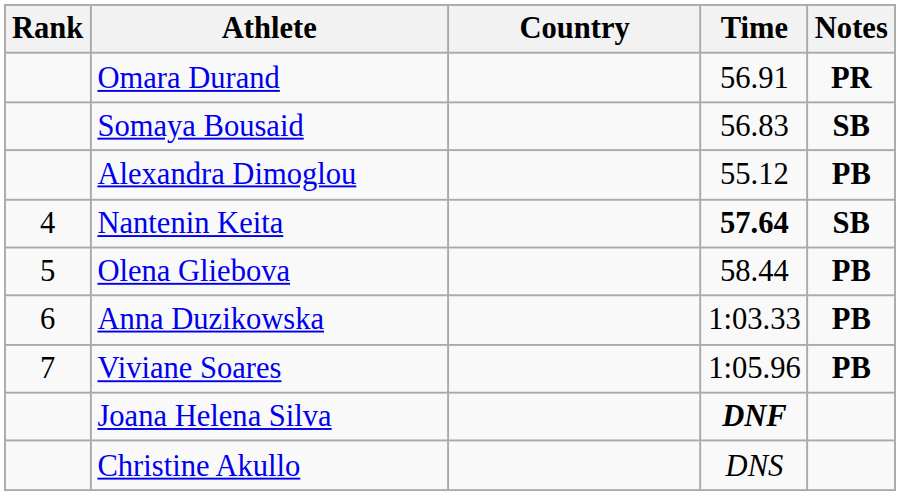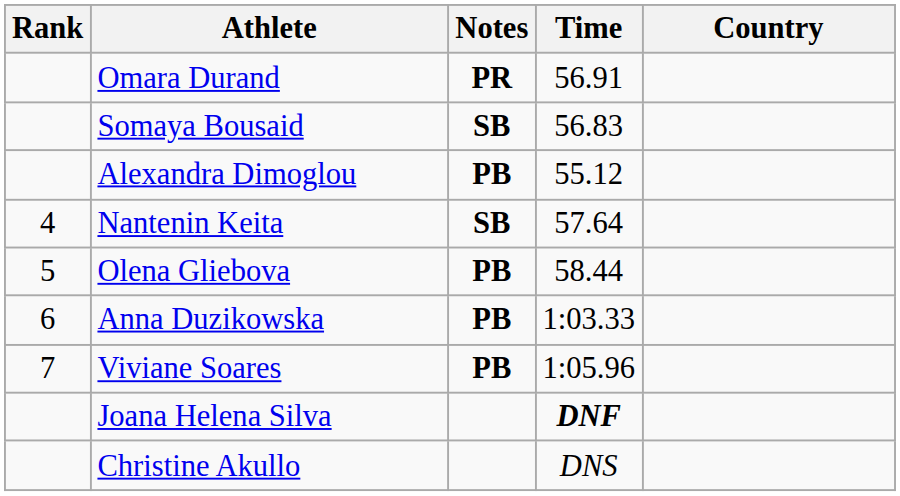columns swapped: (575, 28) <-> (851, 28)
(754, 222) bold -> (589, 222) normal
